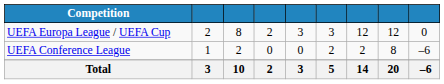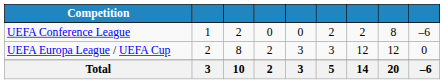rows swapped: (89, 32) <-> (69, 50)
